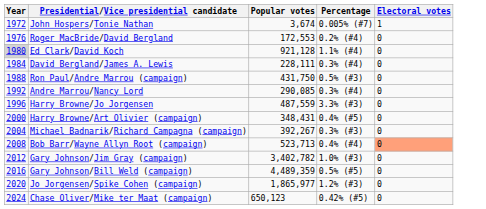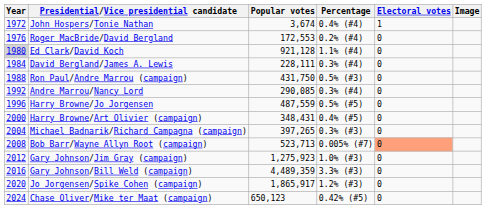+ column: (467, 11)
(346, 24) 0.005% (#7) -> (341, 24) 0.4% (#4)
(341, 104) 3.3% (#3) -> (341, 104) 0.5% (#5)
(298, 131) 392,267 -> (298, 131) 397,265
(341, 144) 0.4% (#4) -> (346, 144) 0.005% (#7)
(293, 158) 3,402,782 -> (293, 158) 1,275,923
(341, 171) 0.5% (#5) -> (341, 171) 3.3% (#3)
(293, 185) 1,865,977 -> (293, 185) 1,865,917
